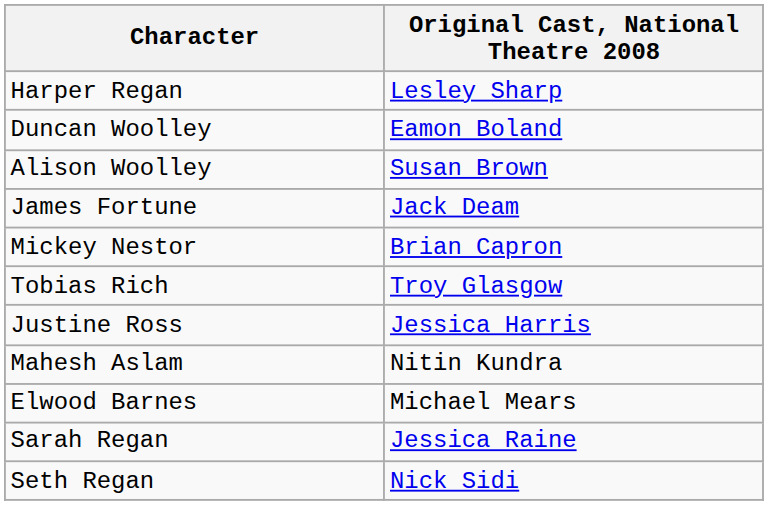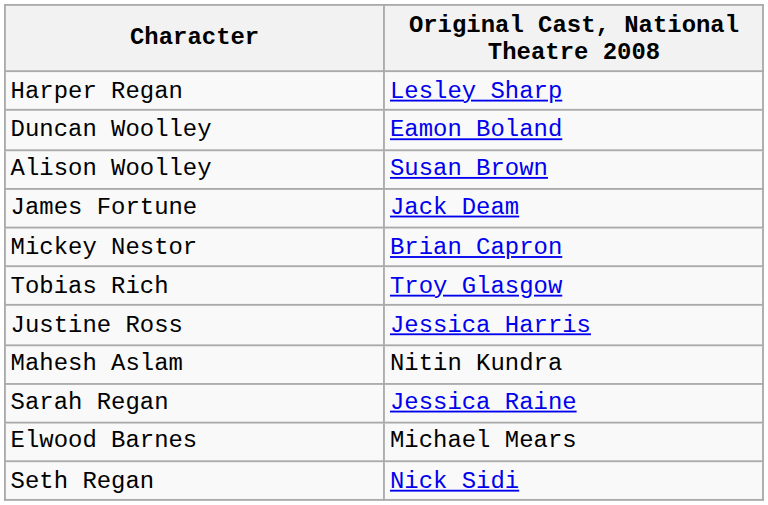rows swapped: (104, 403) <-> (90, 442)
